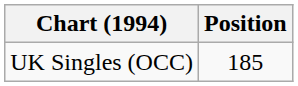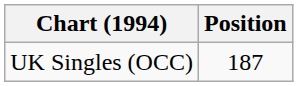(245, 61) 185 -> (245, 61) 187
